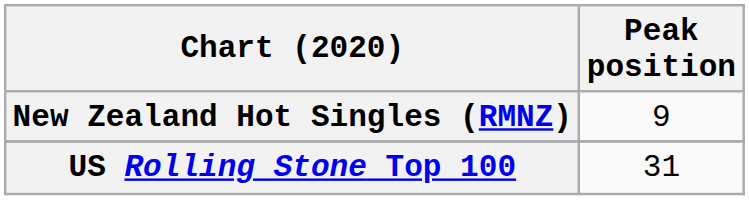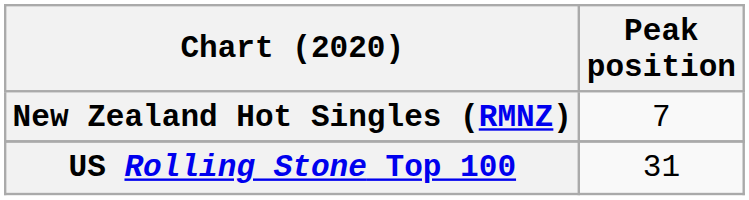(661, 117) 9 -> (661, 117) 7
